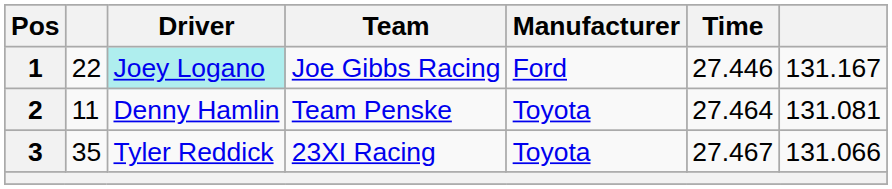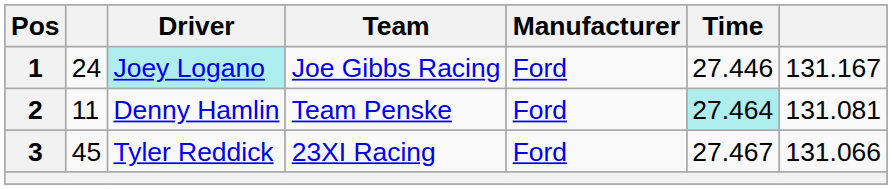(86, 68) 22 -> (86, 68) 24
(552, 110) Toyota -> (540, 110) Ford
(733, 110) no background -> (733, 110) paleturquoise background
(86, 152) 35 -> (86, 152) 45
(552, 152) Toyota -> (540, 152) Ford
